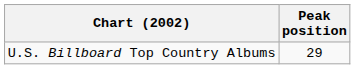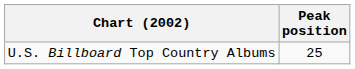(314, 53) 29 -> (314, 53) 25
